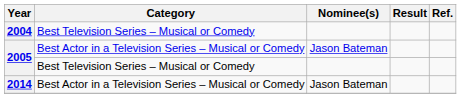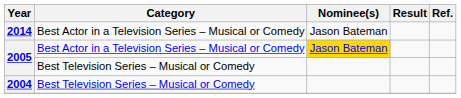rows swapped: (19, 31) <-> (19, 84)
(349, 48) no background -> (349, 48) gold background
